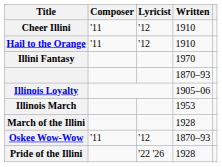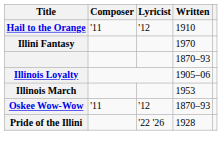- row: (46, 28)
- row: (46, 122)
